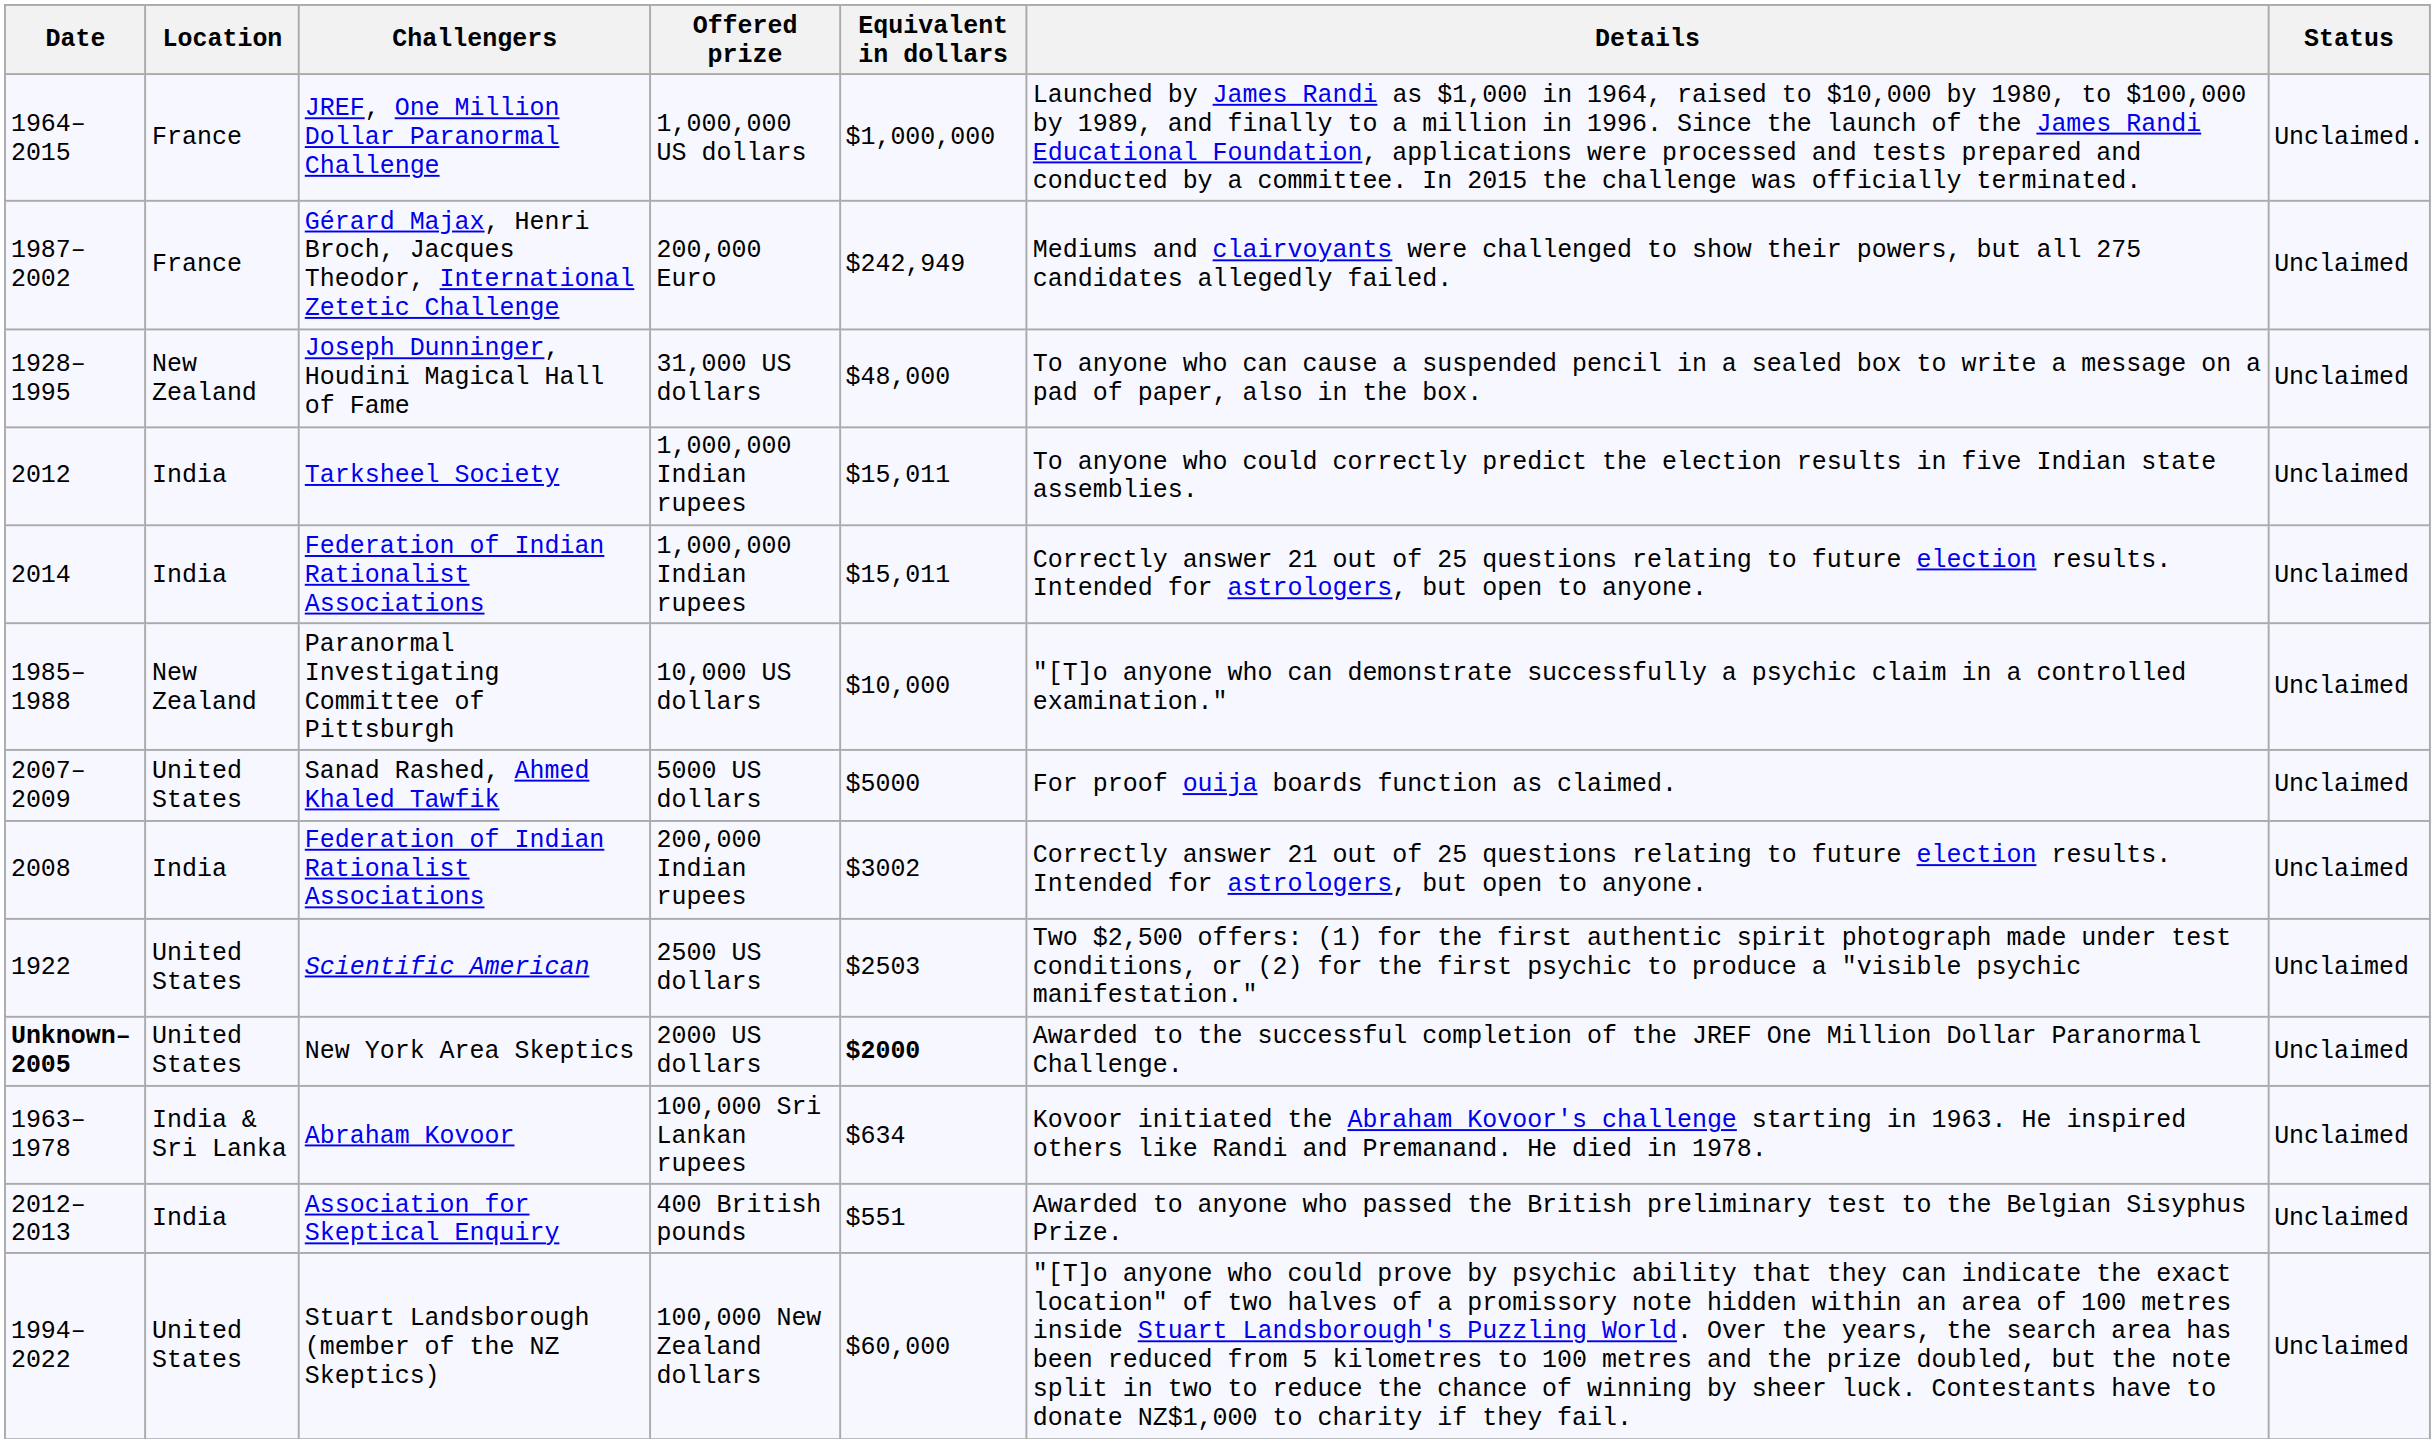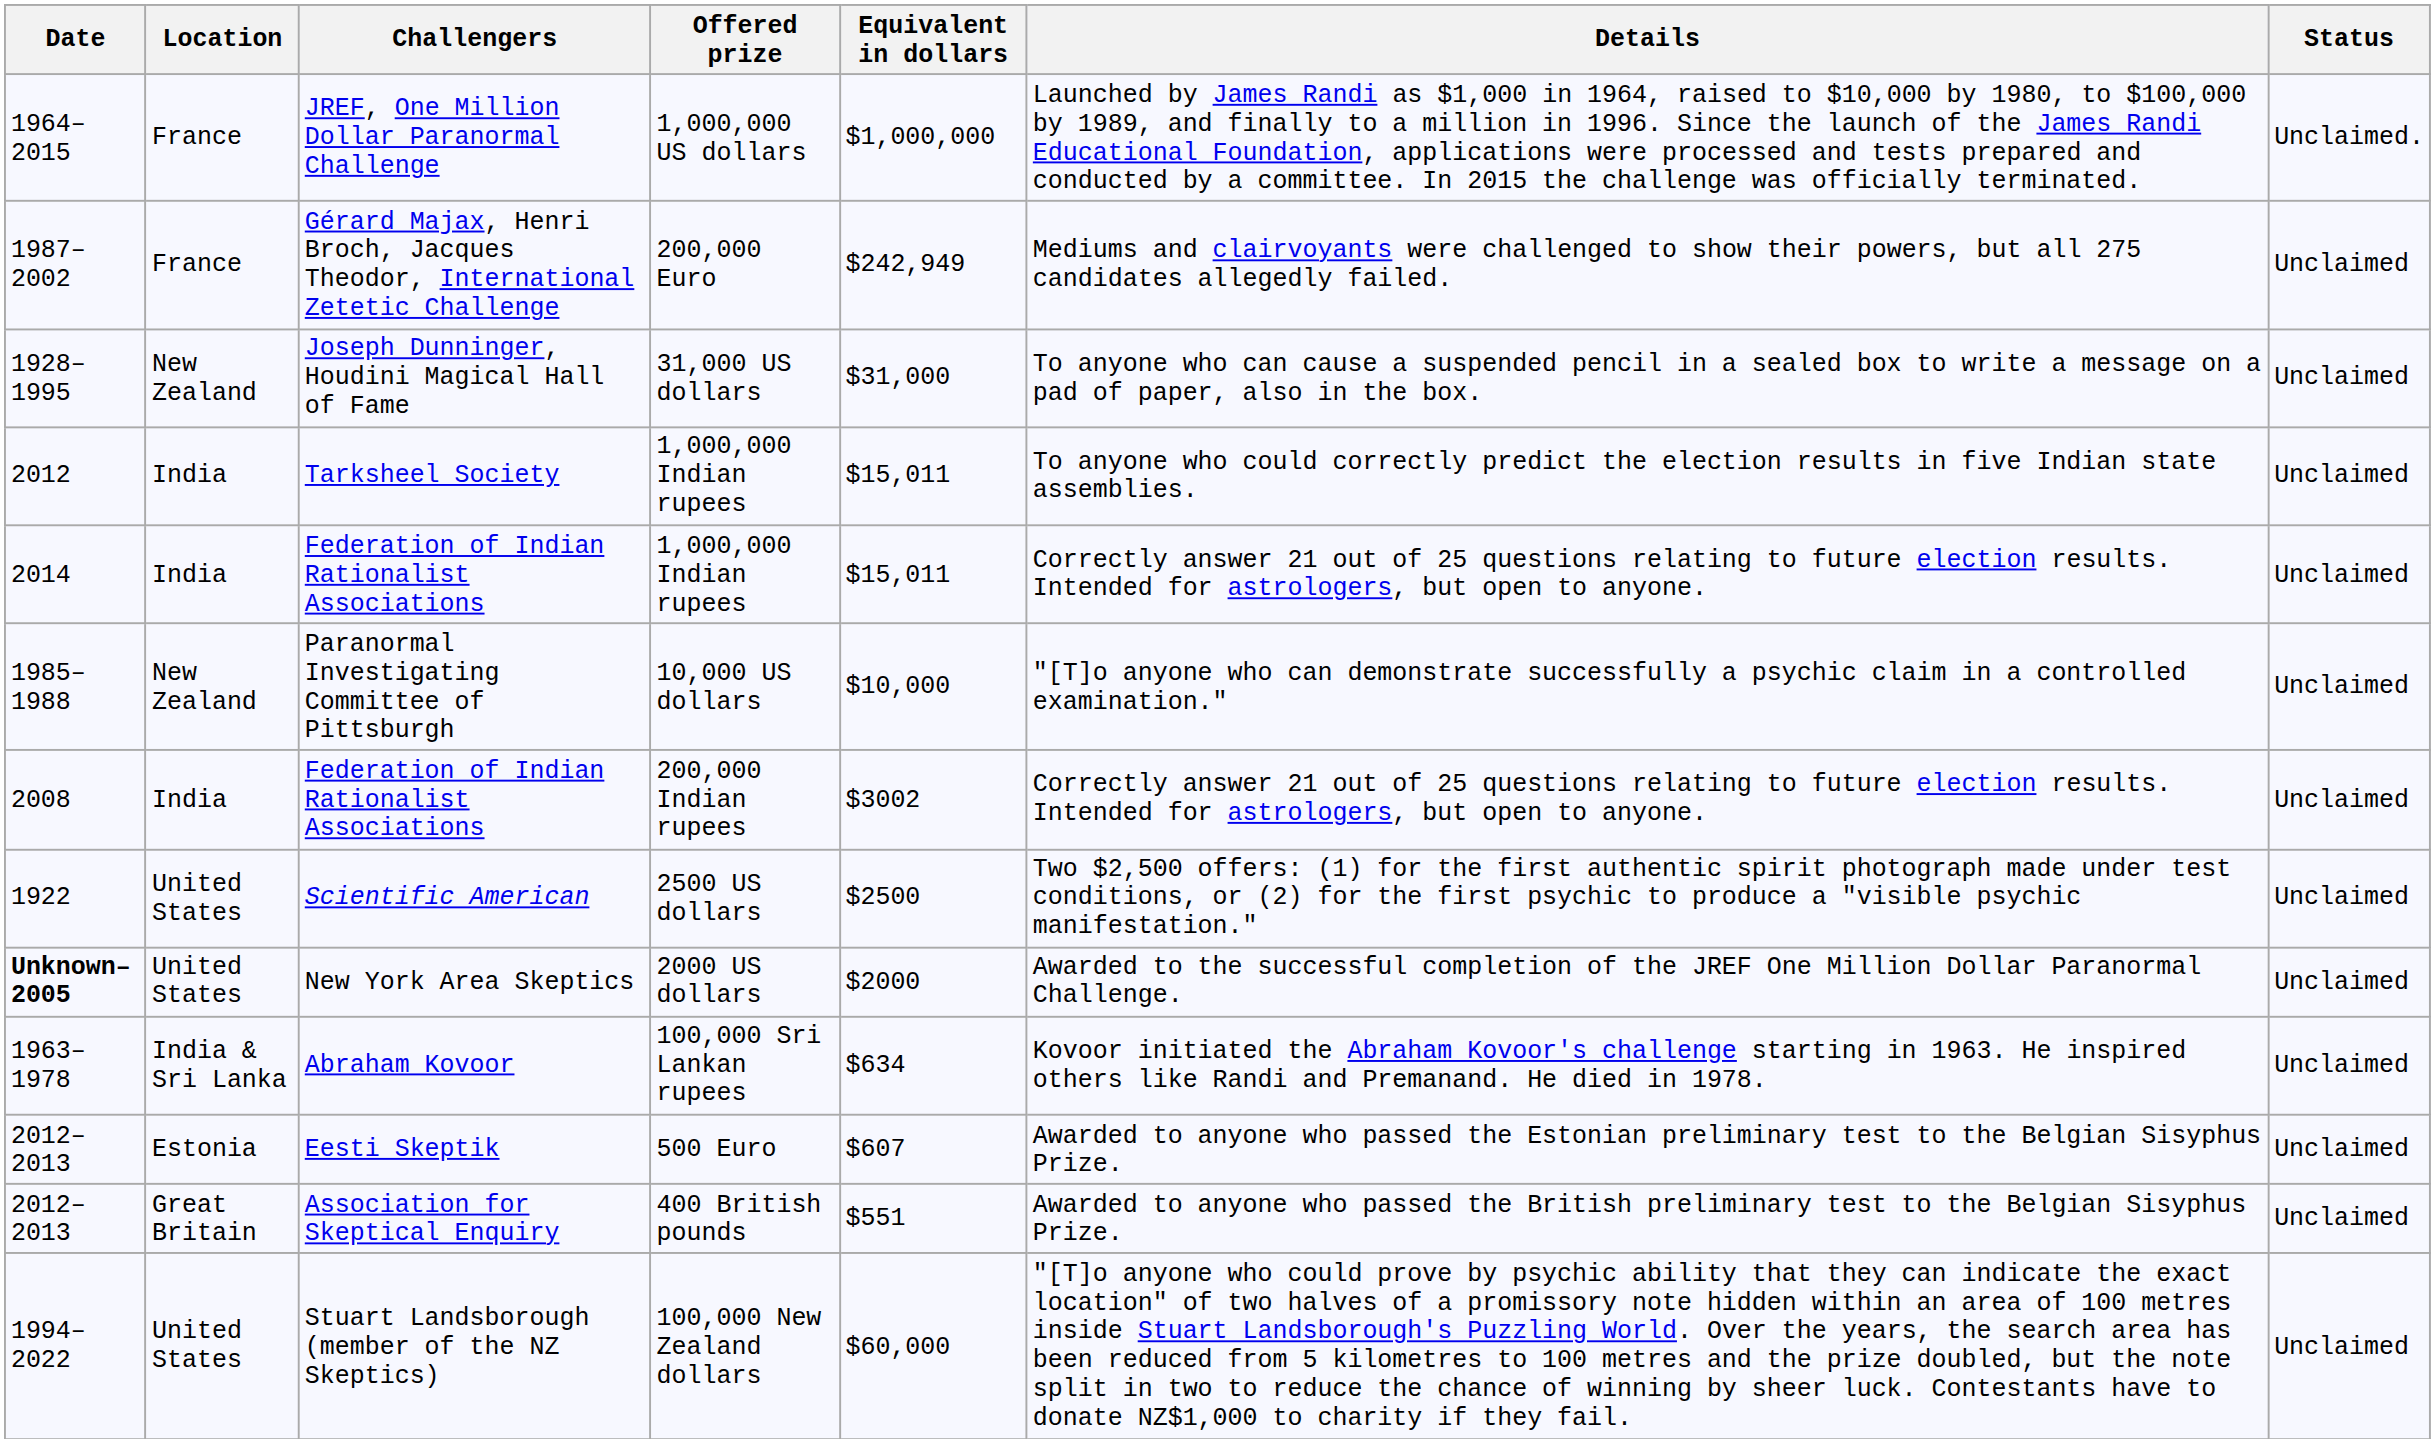(898, 378) $48,000 -> (898, 378) $31,000
- row: (447, 785)
(883, 967) $2503 -> (883, 898) $2500
(883, 1051) bold -> (883, 982) normal
+ row: (402, 1150)
(189, 1219) India -> (204, 1219) Great Britain
